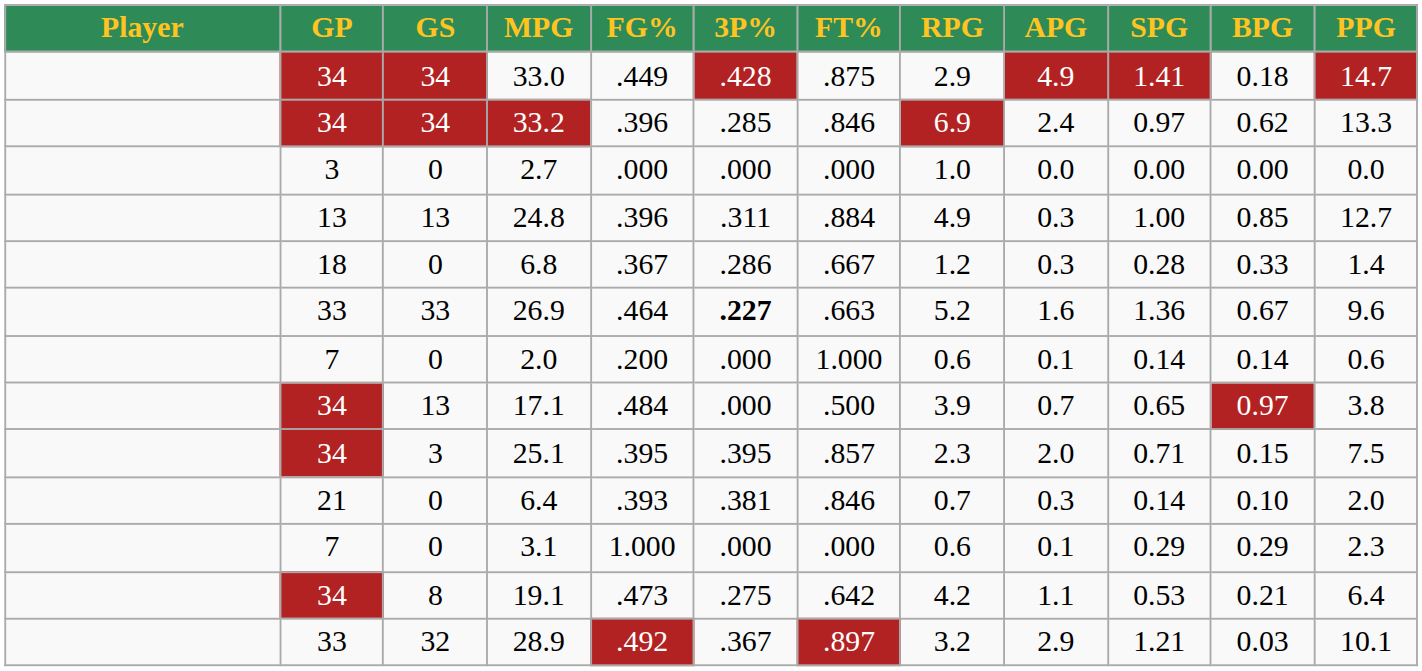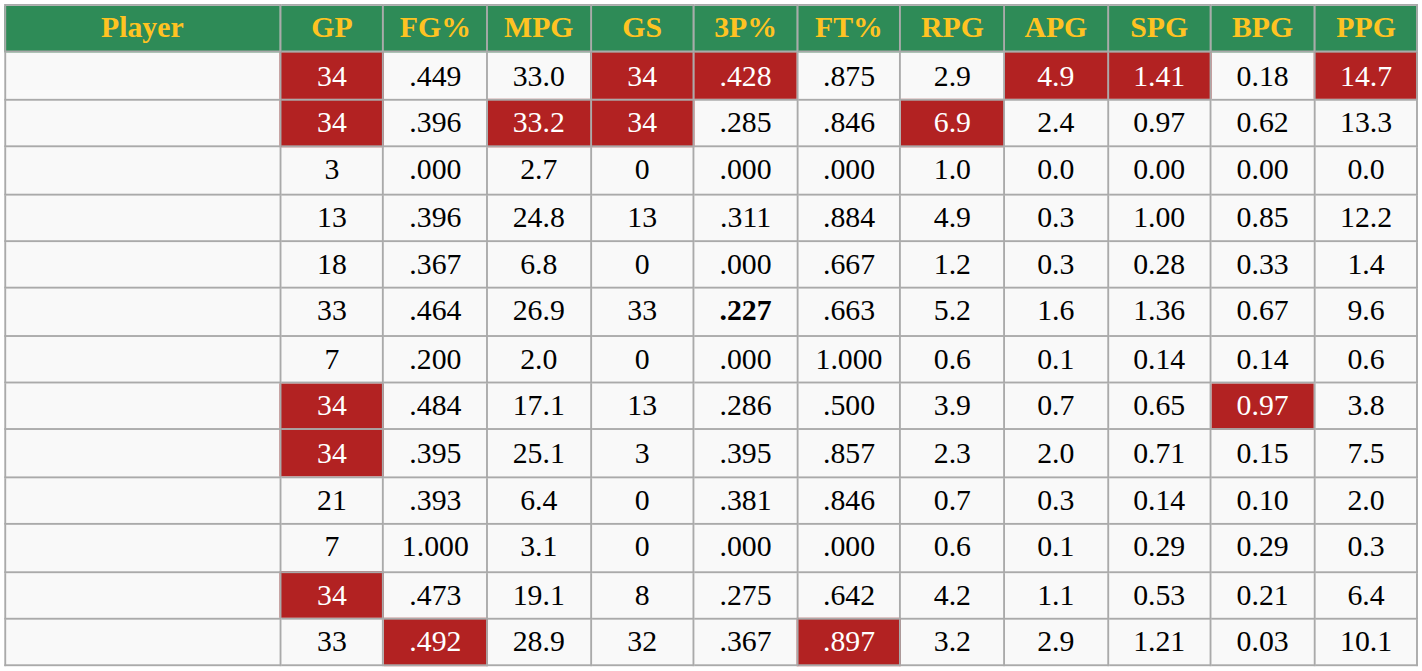columns swapped: (435, 28) <-> (642, 28)
(1366, 216) 12.7 -> (1366, 216) 12.2
(746, 264) .286 -> (746, 264) .000
(746, 405) .000 -> (746, 405) .286
(1366, 547) 2.3 -> (1366, 547) 0.3
